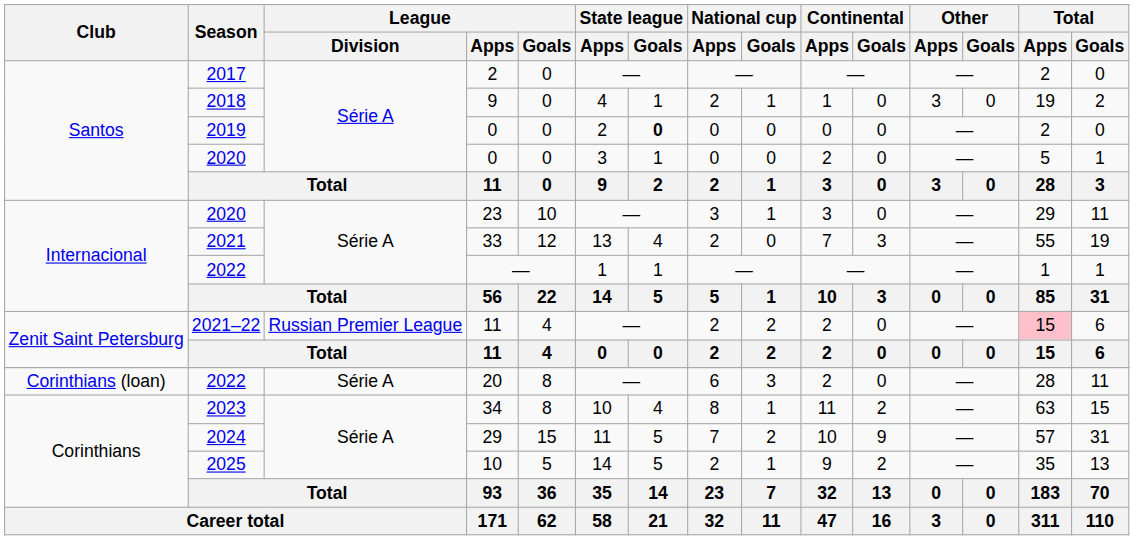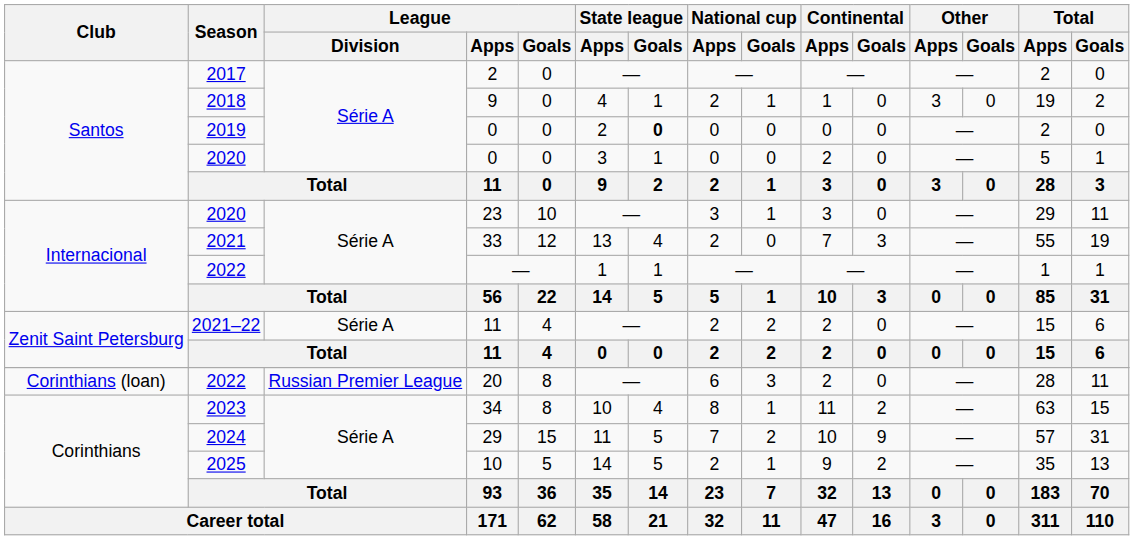(365, 325) Russian Premier League -> (365, 325) Série A
(1045, 325) pink background -> (1045, 325) no background
(365, 381) Série A -> (365, 381) Russian Premier League
